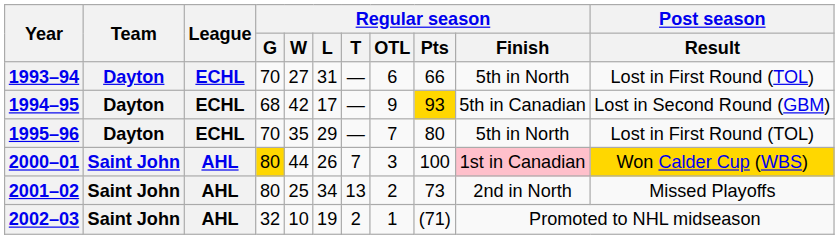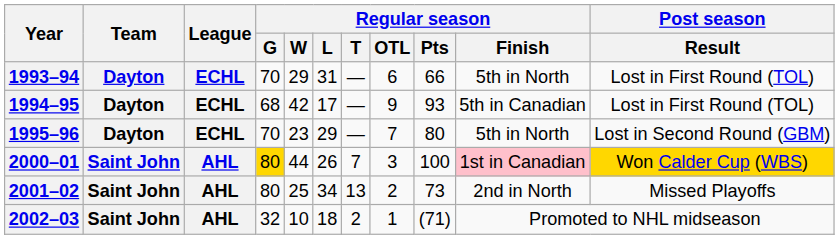(299, 76) 27 -> (299, 76) 29
(435, 105) gold background -> (435, 105) no background
(712, 105) Lost in Second Round (GBM) -> (712, 105) Lost in First Round (TOL)
(299, 134) 35 -> (299, 134) 23
(712, 134) Lost in First Round (TOL) -> (712, 134) Lost in Second Round (GBM)
(327, 220) 19 -> (327, 220) 18
